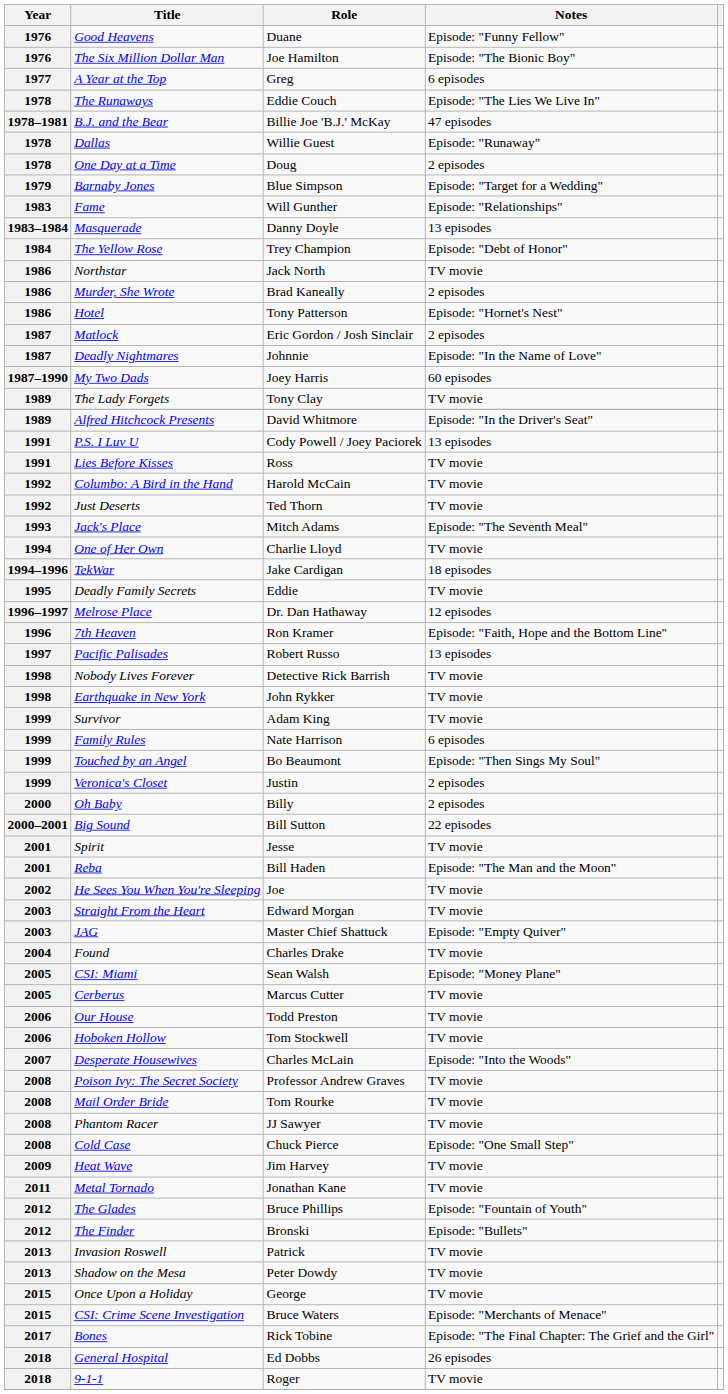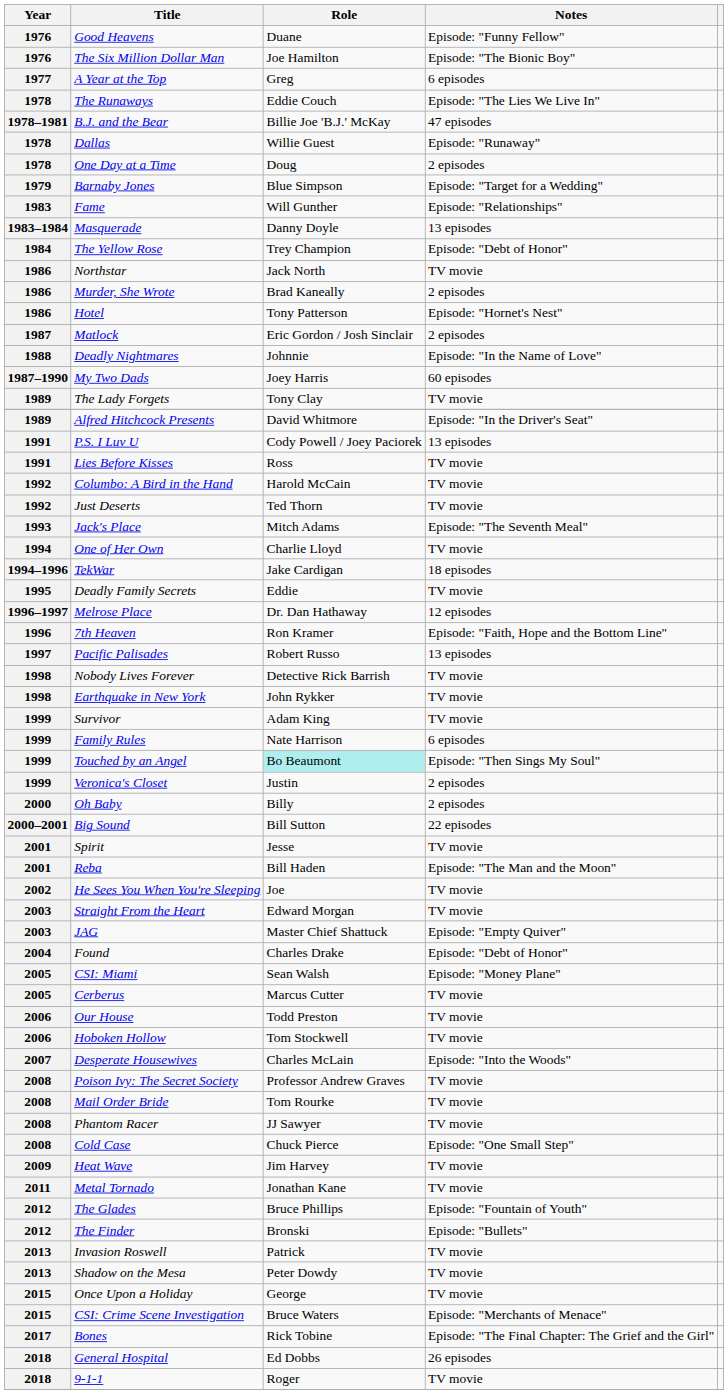(38, 356) 1987 -> (38, 356) 1988
(304, 761) no background -> (304, 761) paleturquoise background
(455, 953) TV movie -> (498, 953) Episode: "Debt of Honor"
